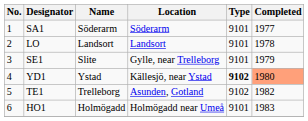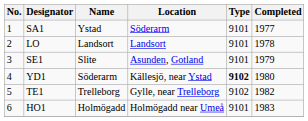(97, 28) Söderarm -> (90, 28) Ystad
(175, 60) Gylle, near Trelleborg -> (167, 60) Asunden, Gotland
(90, 76) Ystad -> (97, 76) Söderarm
(265, 76) lightsalmon background -> (265, 76) no background
(167, 92) Asunden, Gotland -> (175, 92) Gylle, near Trelleborg
